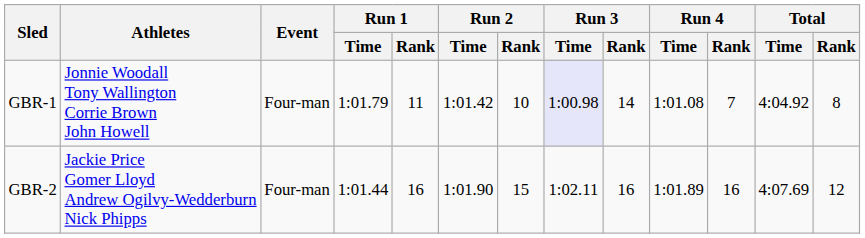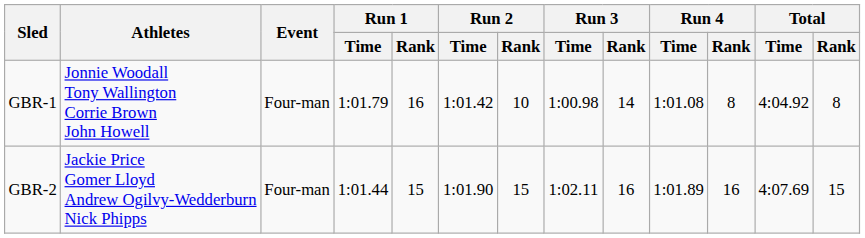(416, 103) 11 -> (416, 103) 16
(573, 103) lavender background -> (573, 103) no background
(731, 103) 7 -> (731, 103) 8
(416, 190) 16 -> (416, 190) 15
(836, 190) 12 -> (836, 190) 15
